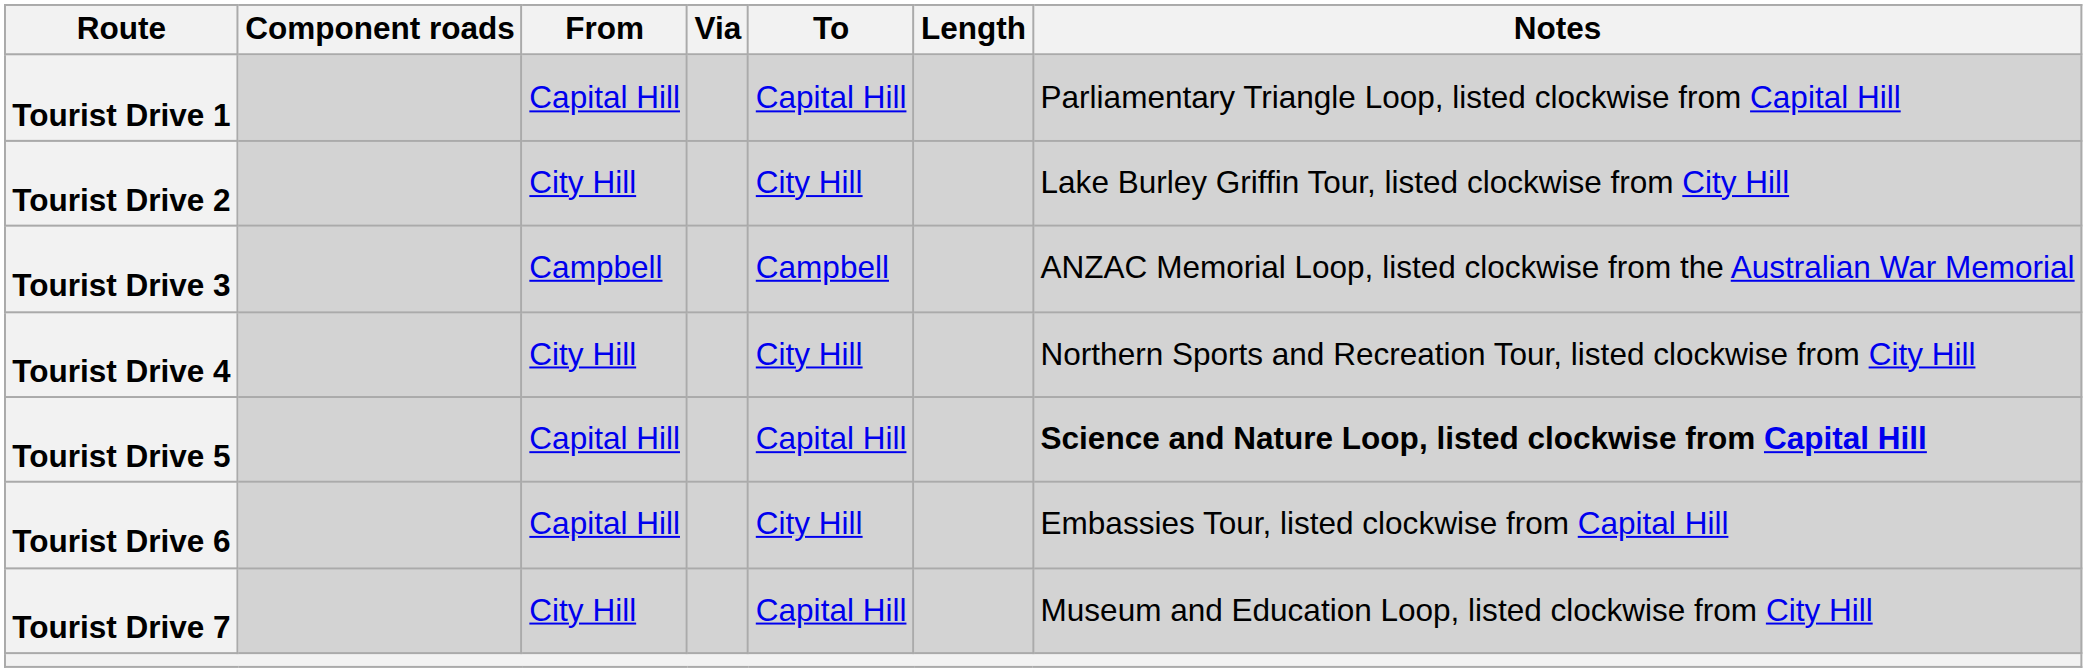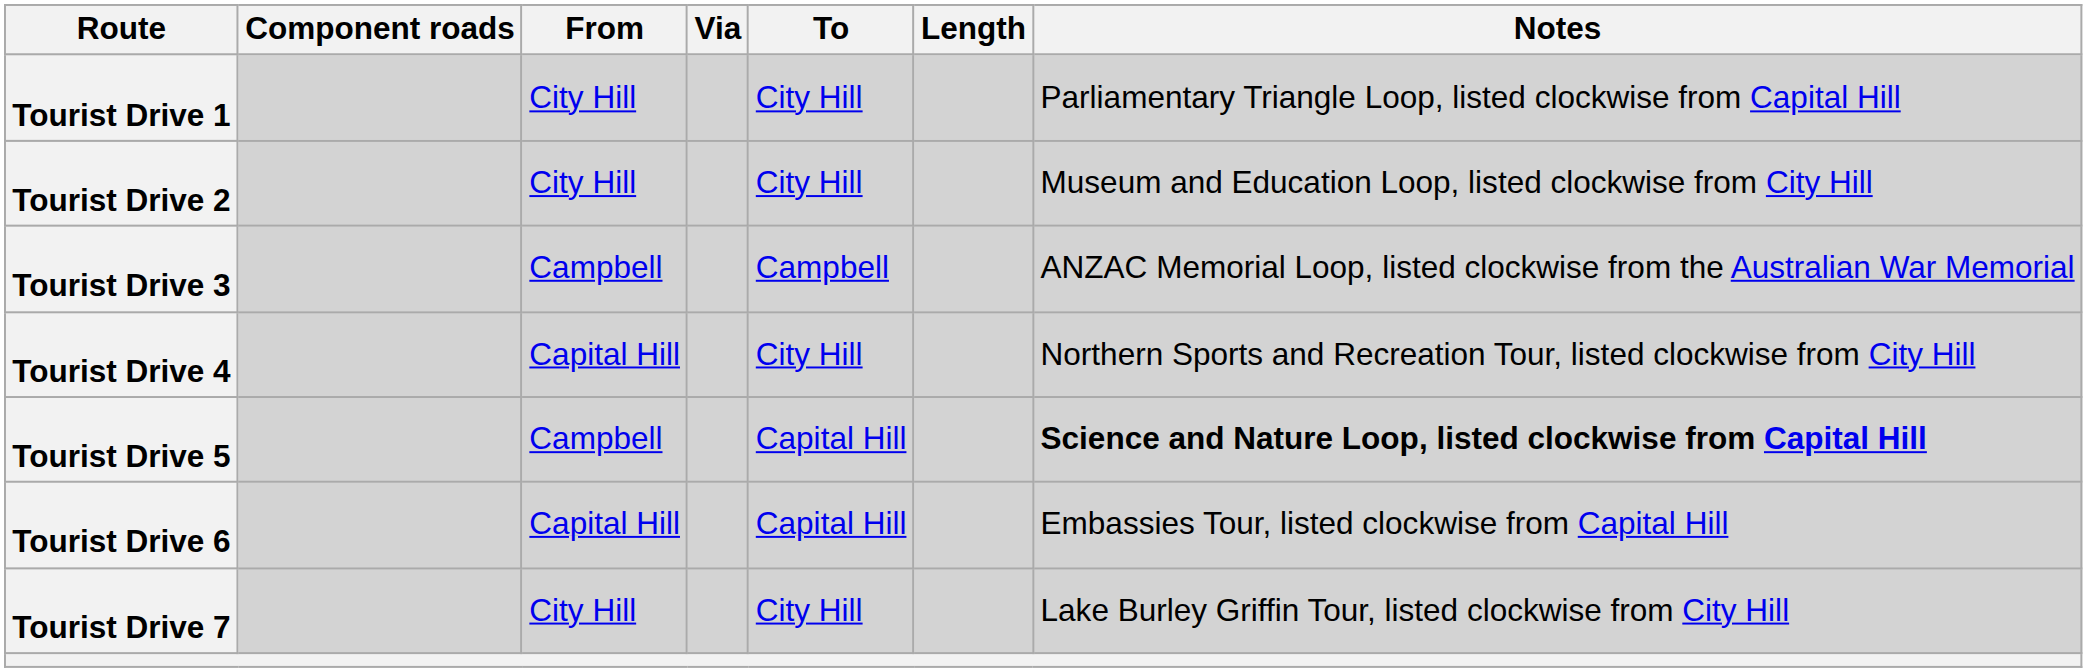(605, 97) Capital Hill -> (583, 97) City Hill
(831, 97) Capital Hill -> (809, 97) City Hill
(1415, 182) Lake Burley Griffin Tour, listed clockwise from City Hill -> (1457, 182) Museum and Education Loop, listed clockwise from City Hill
(583, 353) City Hill -> (605, 353) Capital Hill
(605, 439) Capital Hill -> (596, 439) Campbell
(809, 524) City Hill -> (831, 524) Capital Hill
(831, 609) Capital Hill -> (809, 609) City Hill
(1457, 609) Museum and Education Loop, listed clockwise from City Hill -> (1415, 609) Lake Burley Griffin Tour, listed clockwise from City Hill
